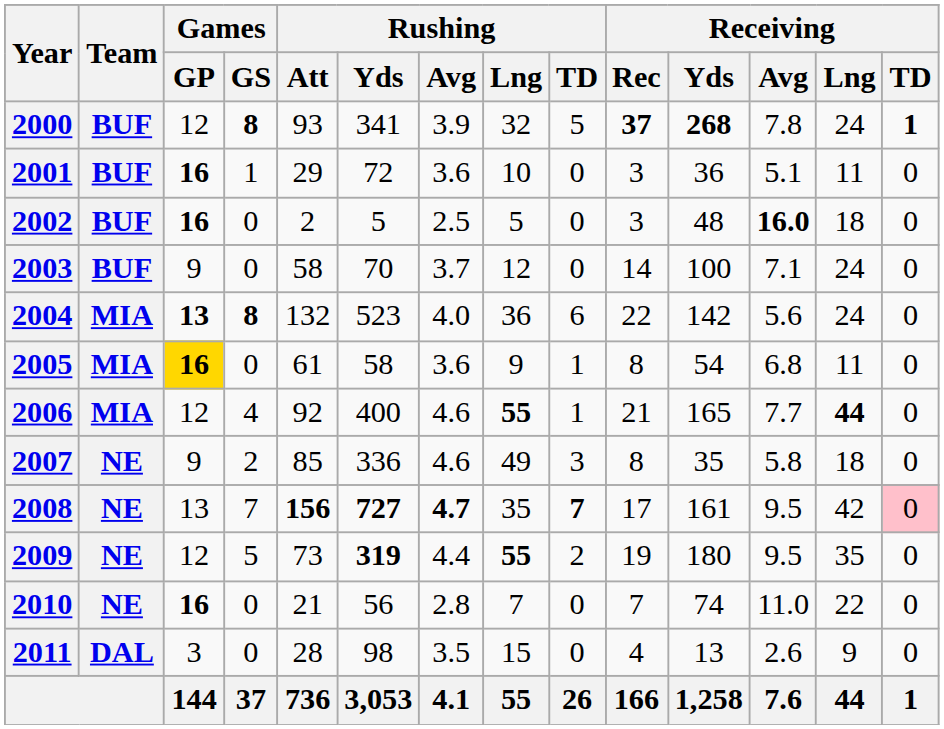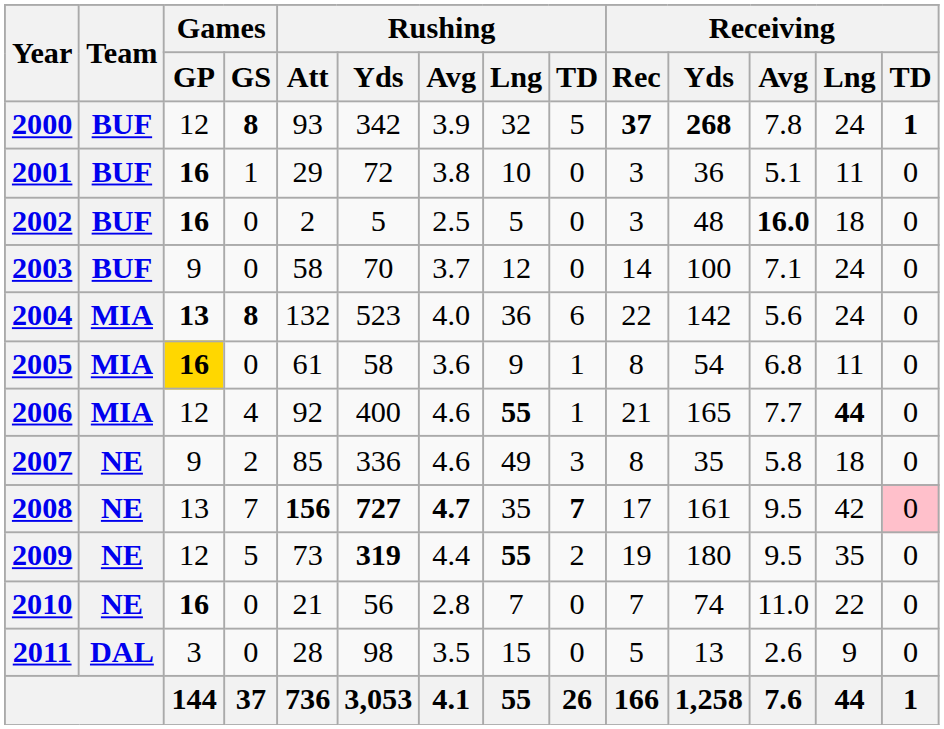(378, 124) 341 -> (378, 124) 342
(451, 172) 3.6 -> (451, 172) 3.8
(636, 651) 4 -> (636, 651) 5
